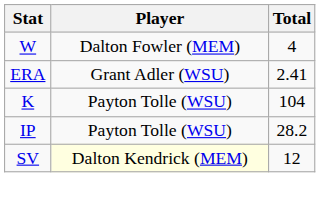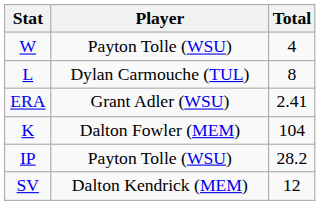(160, 46) Dalton Fowler (MEM) -> (160, 46) Payton Tolle (WSU)
+ row: (28, 74)
(160, 102) Payton Tolle (WSU) -> (160, 130) Dalton Fowler (MEM)
(160, 158) lightyellow background -> (160, 185) no background
